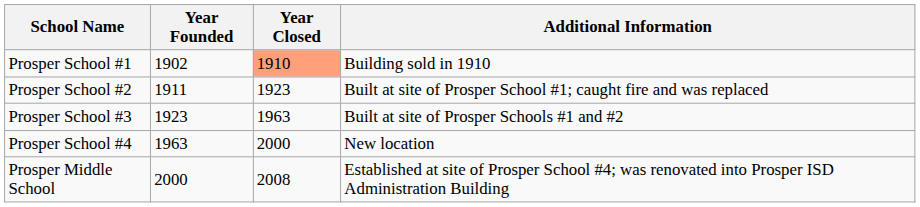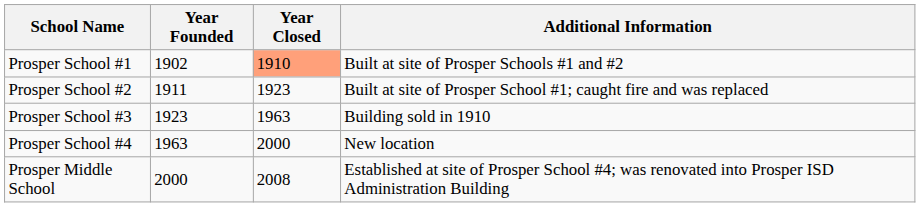(417, 63) Building sold in 1910 -> (484, 63) Built at site of Prosper Schools #1 and #2
(484, 116) Built at site of Prosper Schools #1 and #2 -> (417, 116) Building sold in 1910
